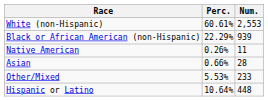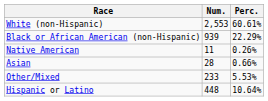columns swapped: (249, 11) <-> (219, 11)
